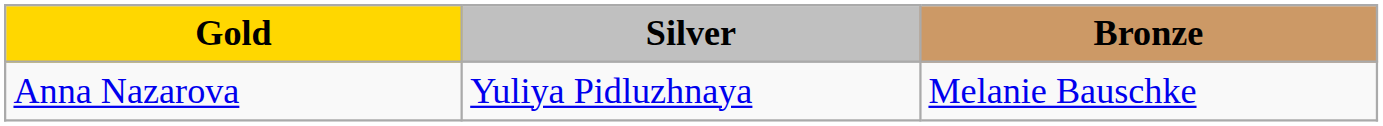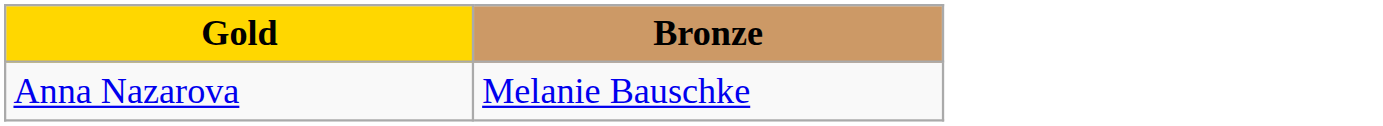- column: (691, 33)
